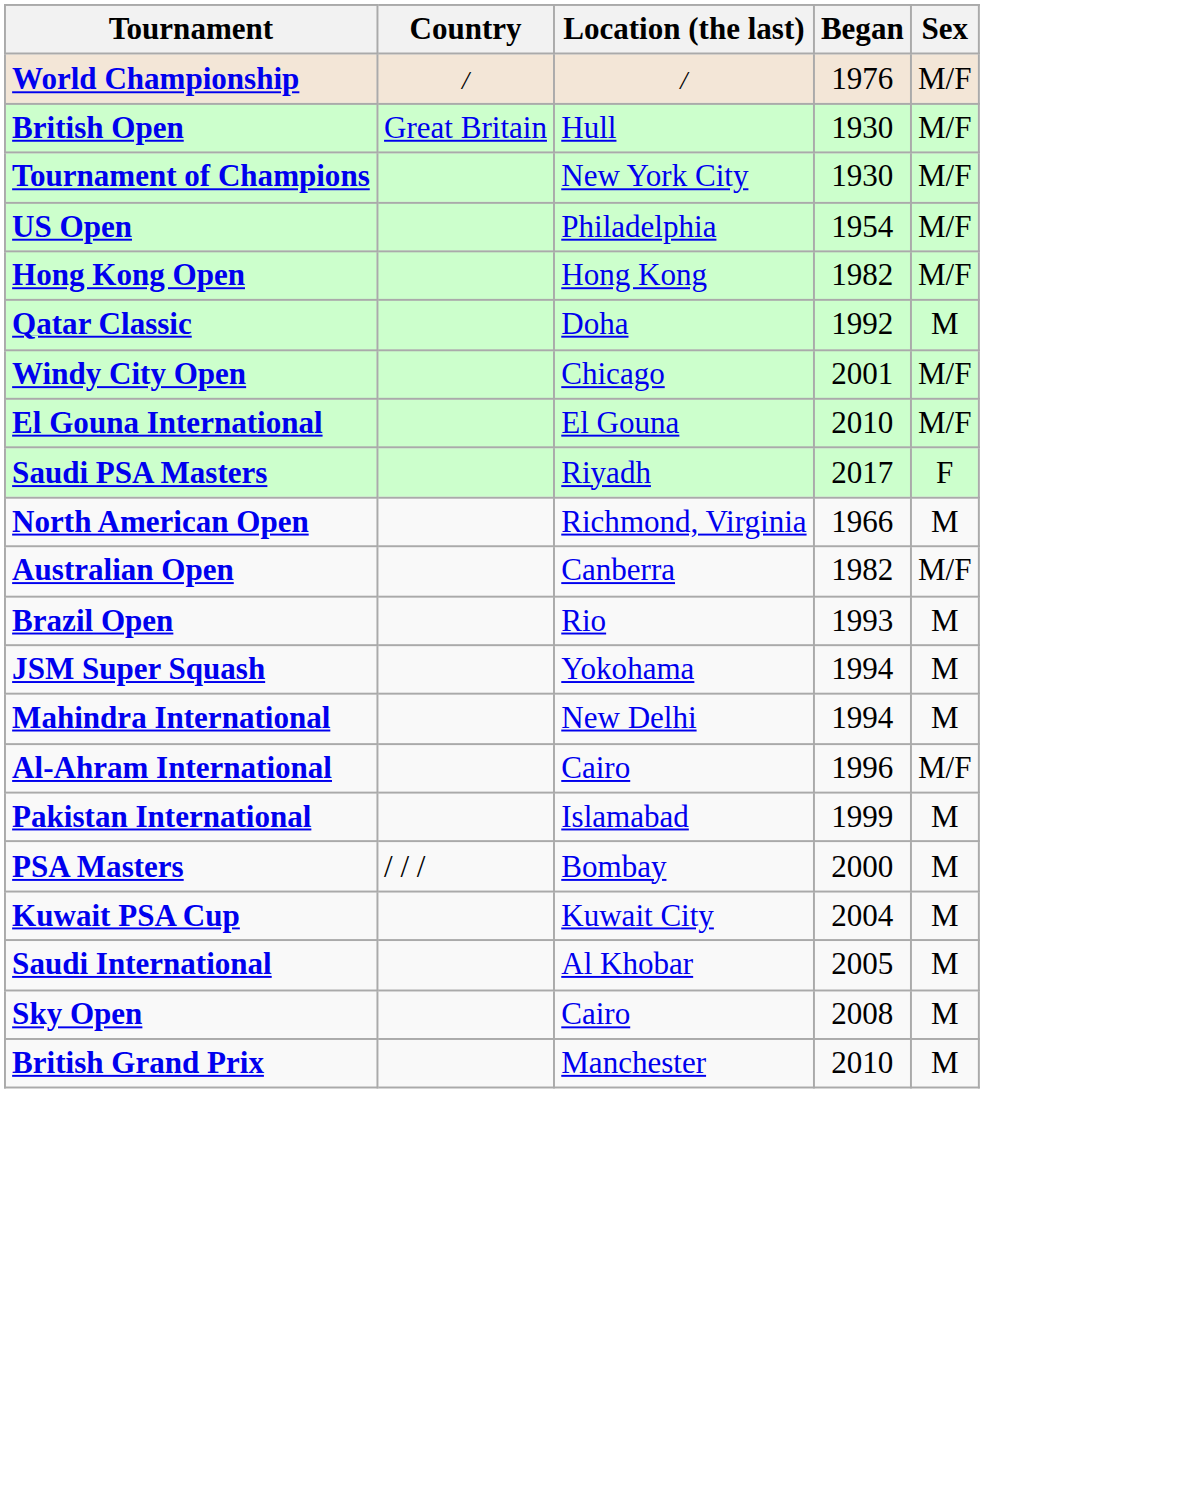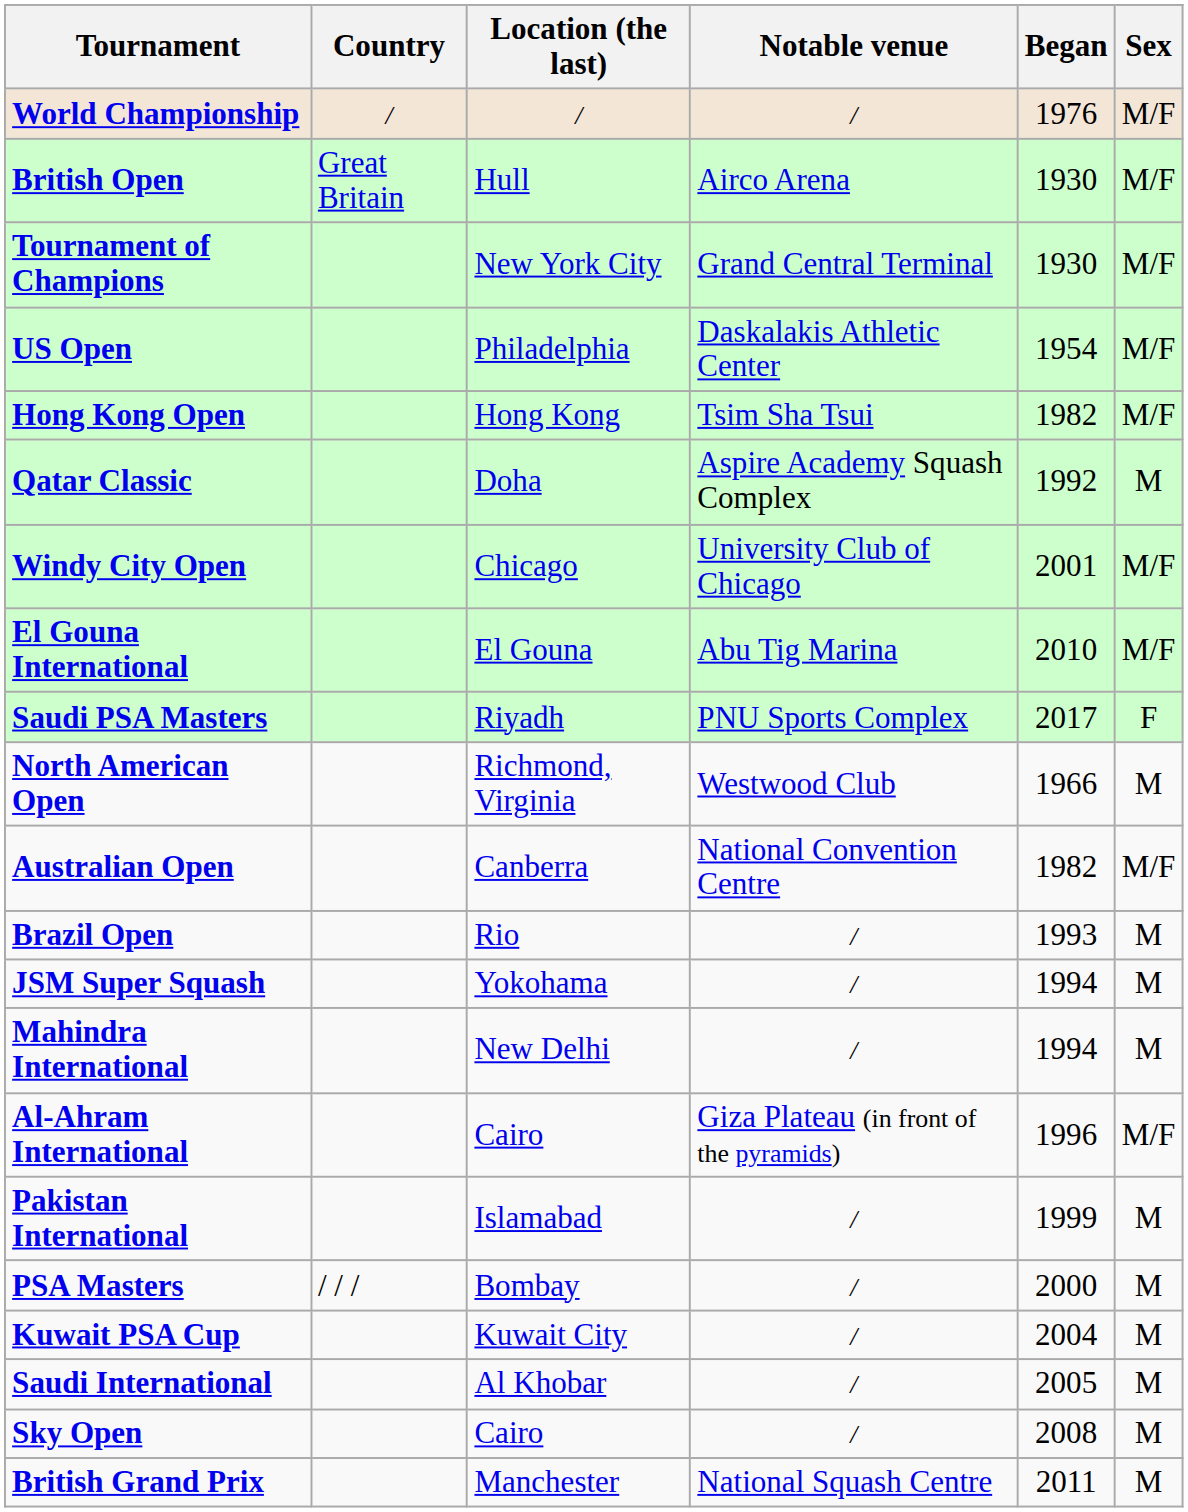+ column: (854, 46)
(862, 1062) 2010 -> (1066, 1481) 2011
